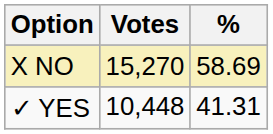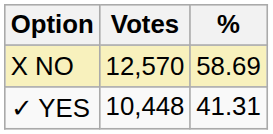(145, 65) 15,270 -> (145, 65) 12,570
